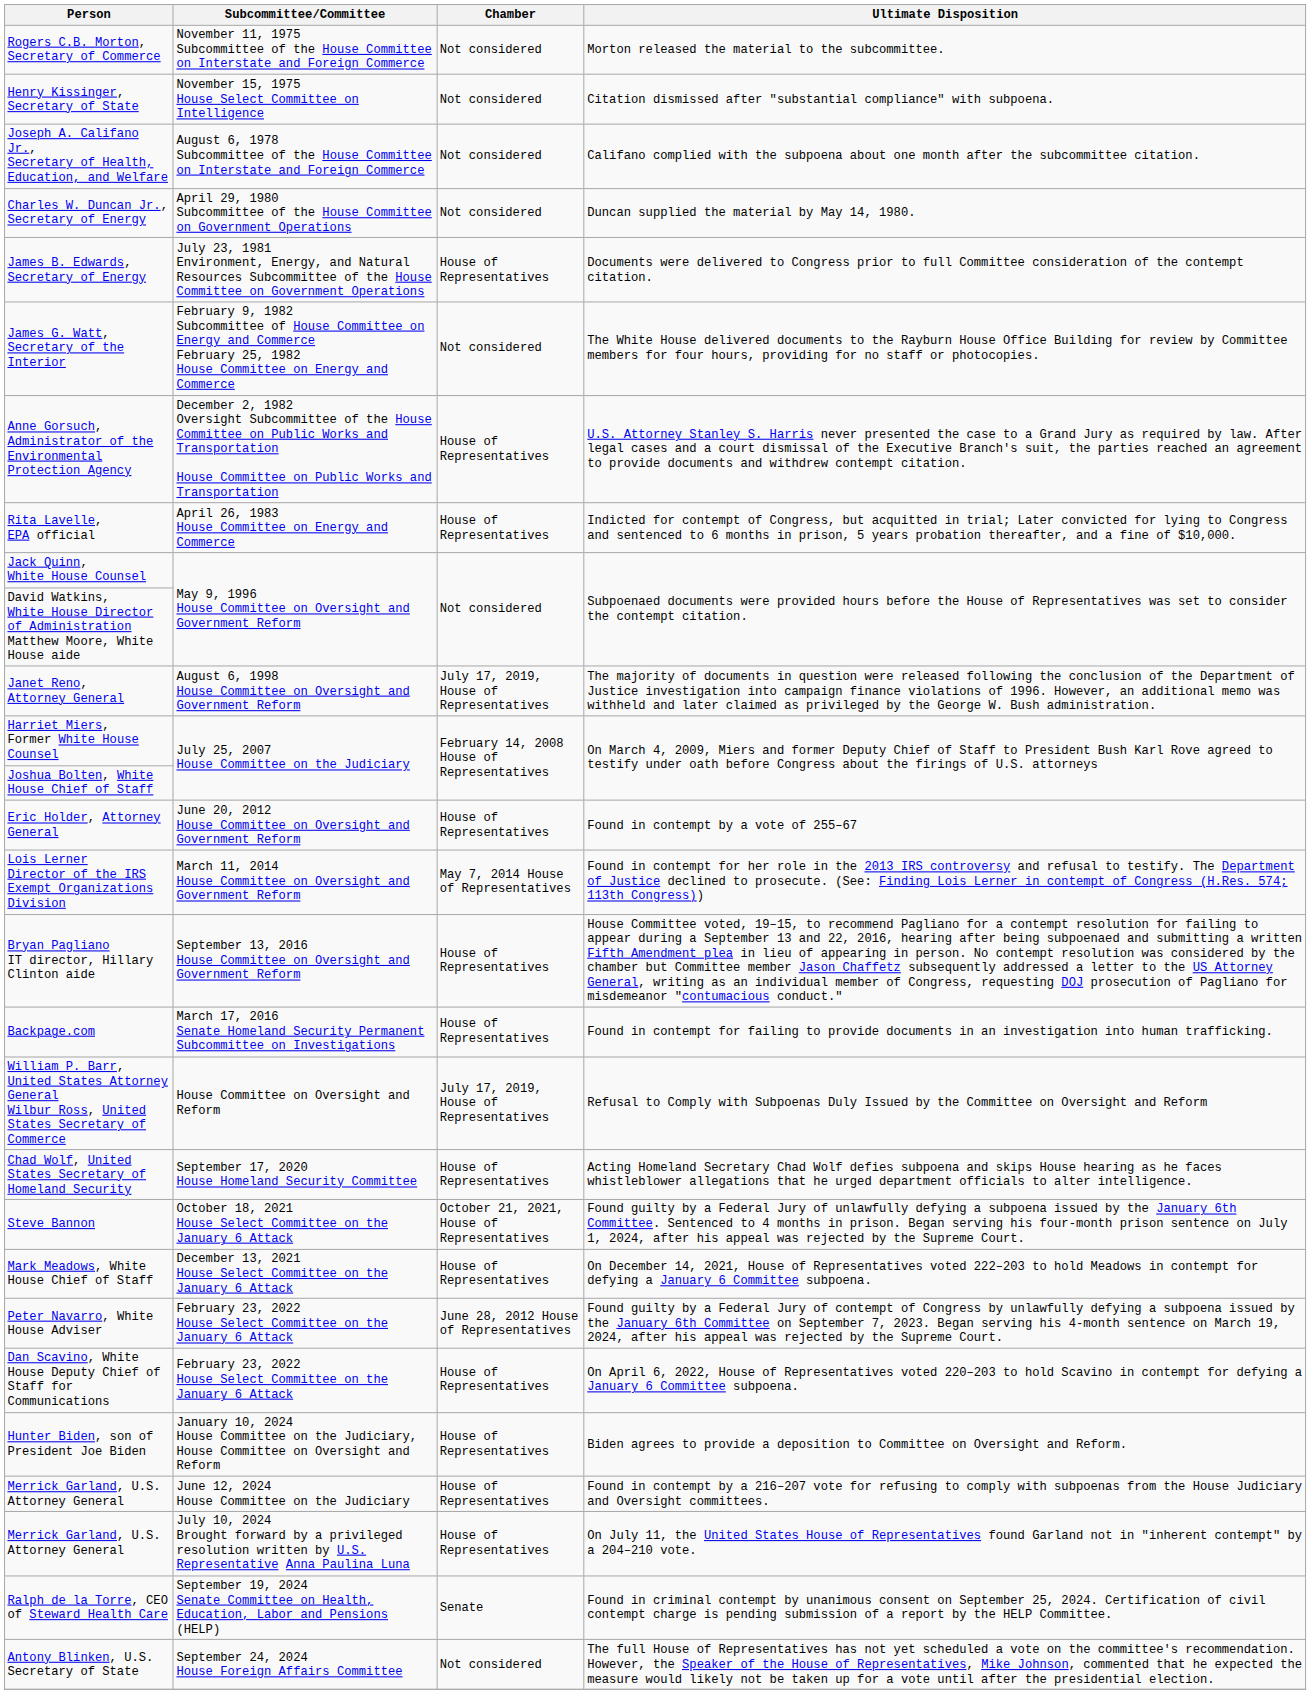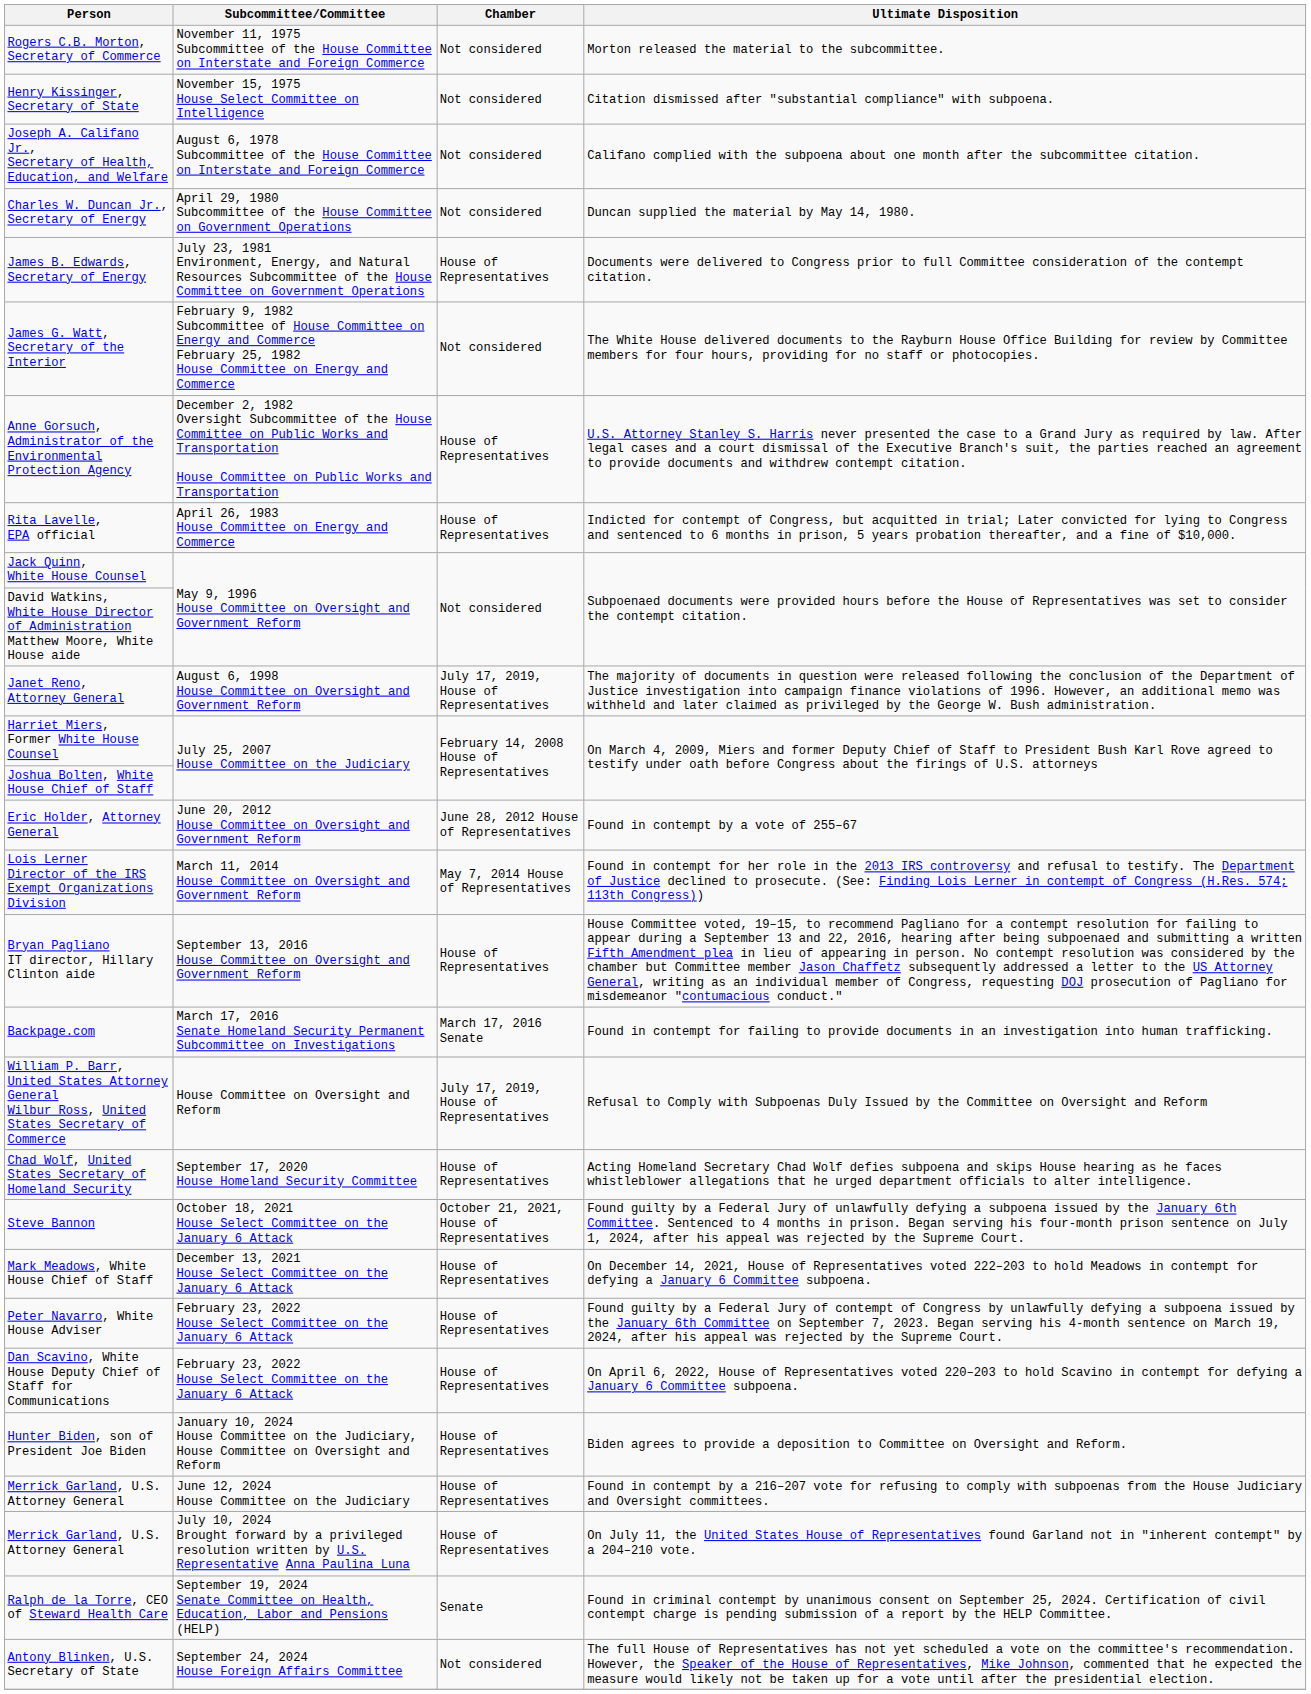(494, 825) House of Representatives -> (509, 825) June 28, 2012 House of Representatives
(494, 1032) House of Representatives -> (491, 1032) March 17, 2016 Senate
(509, 1323) June 28, 2012 House of Representatives -> (494, 1323) House of Representatives
